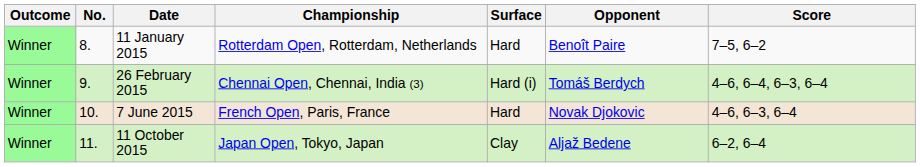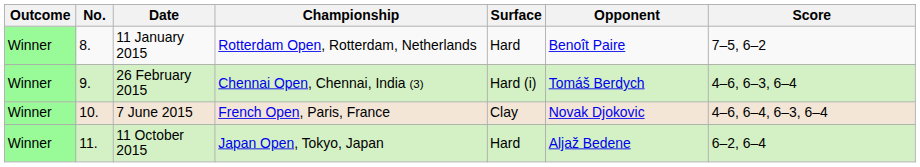(770, 83) 4–6, 6–4, 6–3, 6–4 -> (754, 83) 4–6, 6–3, 6–4
(505, 113) Hard -> (504, 113) Clay
(754, 113) 4–6, 6–3, 6–4 -> (770, 113) 4–6, 6–4, 6–3, 6–4
(504, 142) Clay -> (505, 142) Hard
